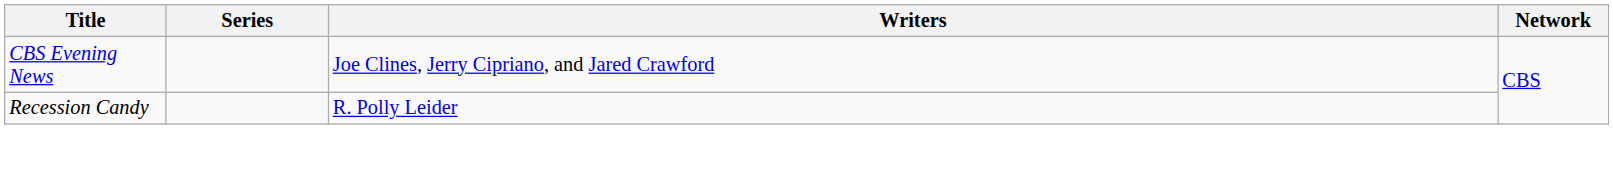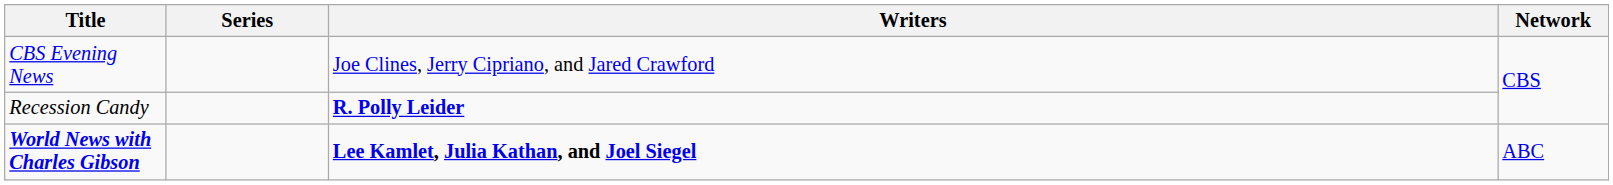(395, 107) normal -> (399, 107) bold
+ row: (80, 151)
